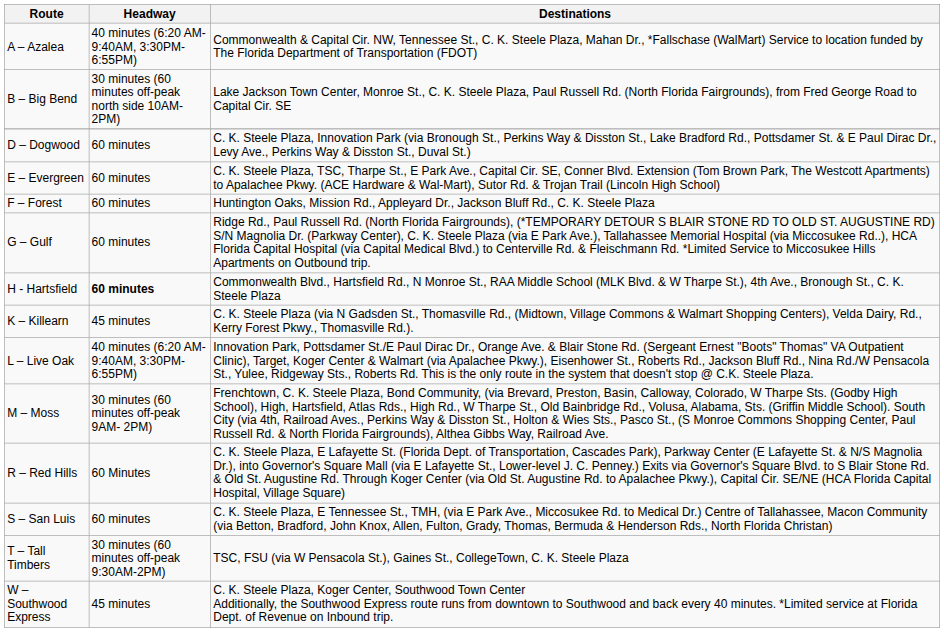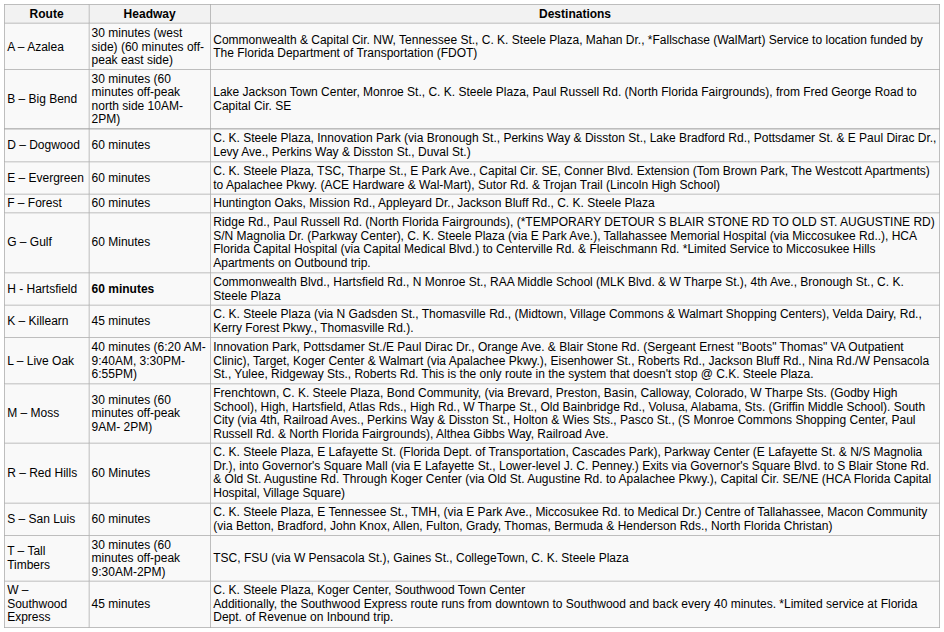(149, 46) 40 minutes (6:20 AM-9:40AM, 3:30PM-6:55PM) -> (148, 46) 30 minutes (west side) (60 minutes off-peak east side)
(121, 242) 60 minutes -> (121, 242) 60 Minutes
